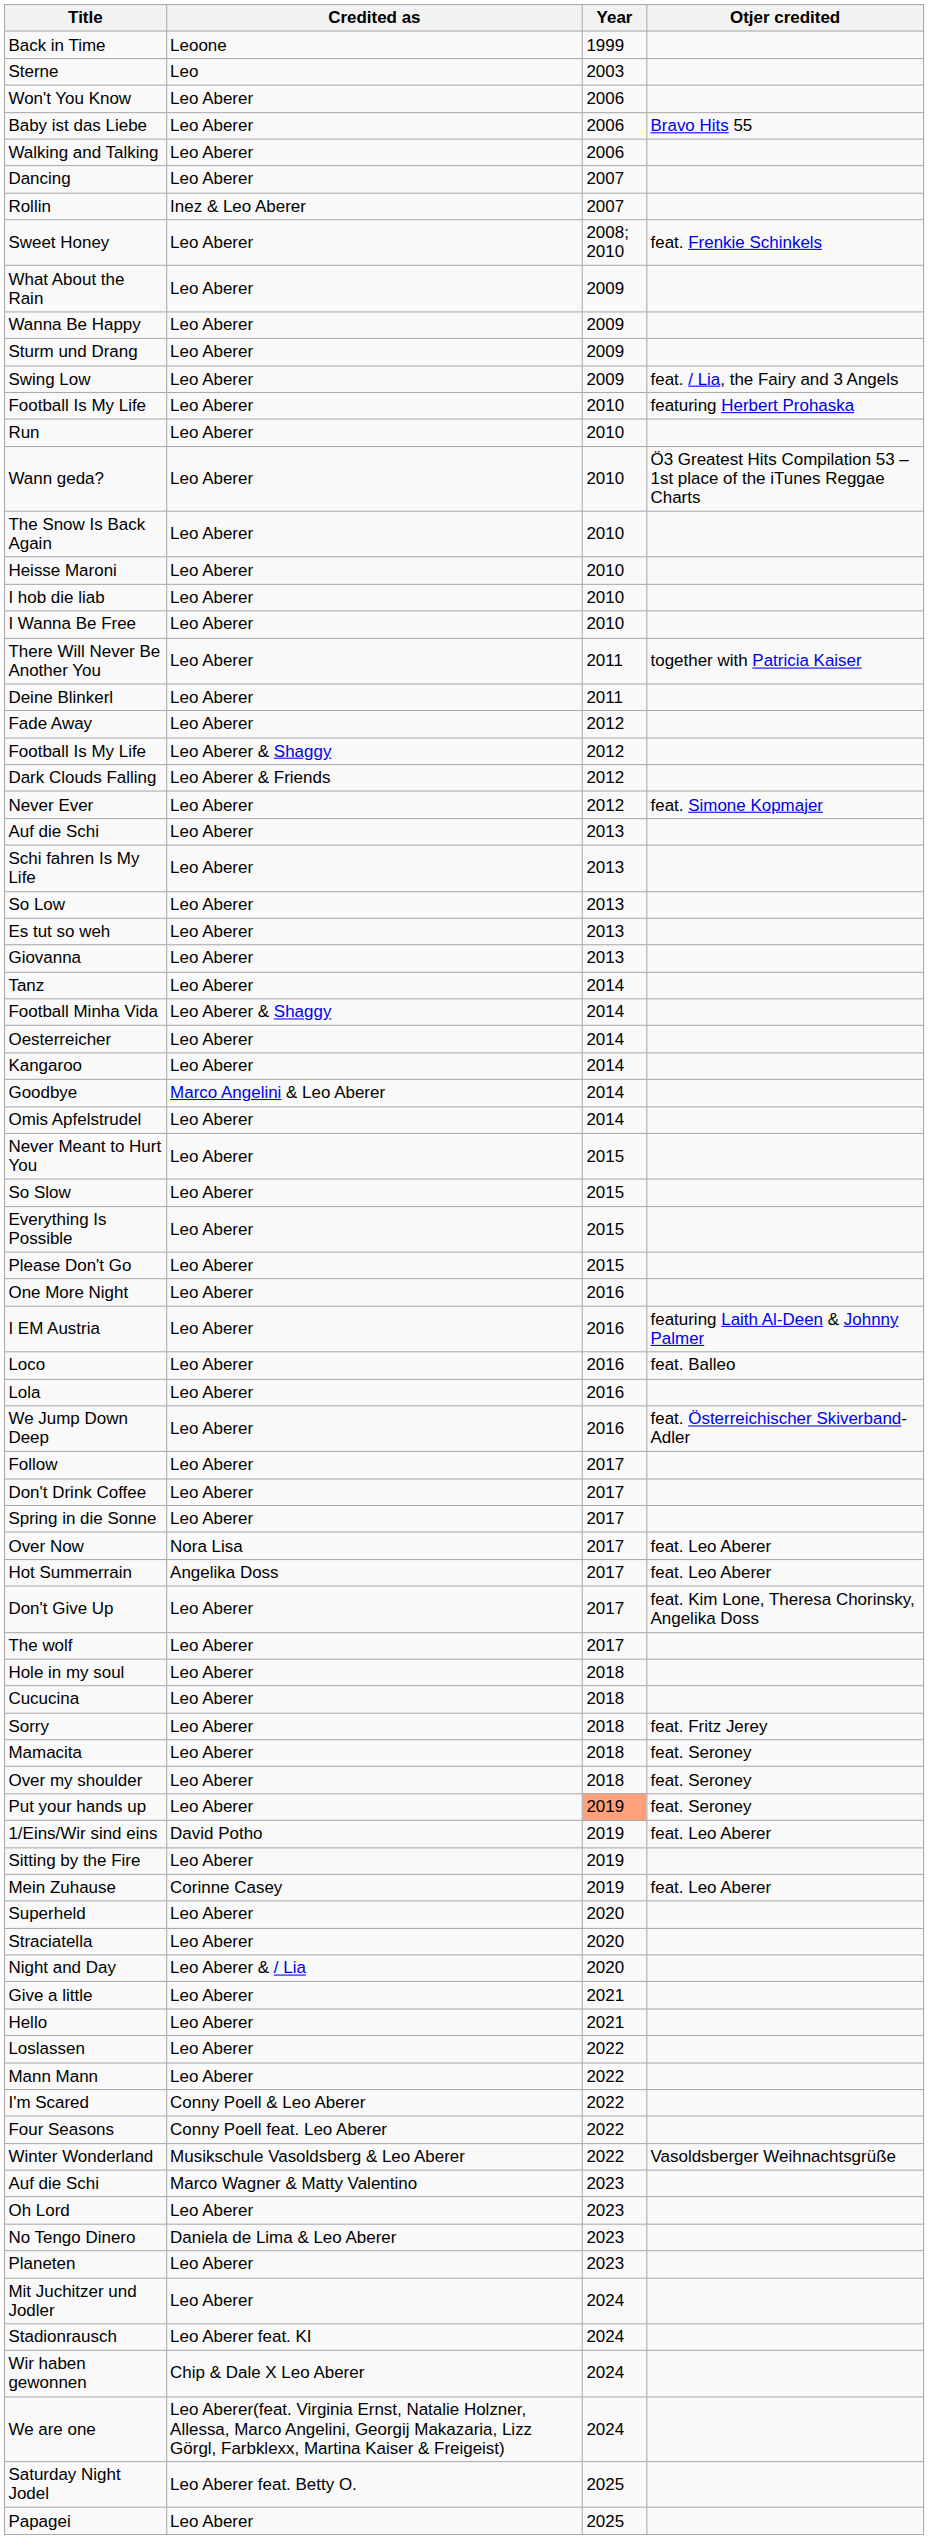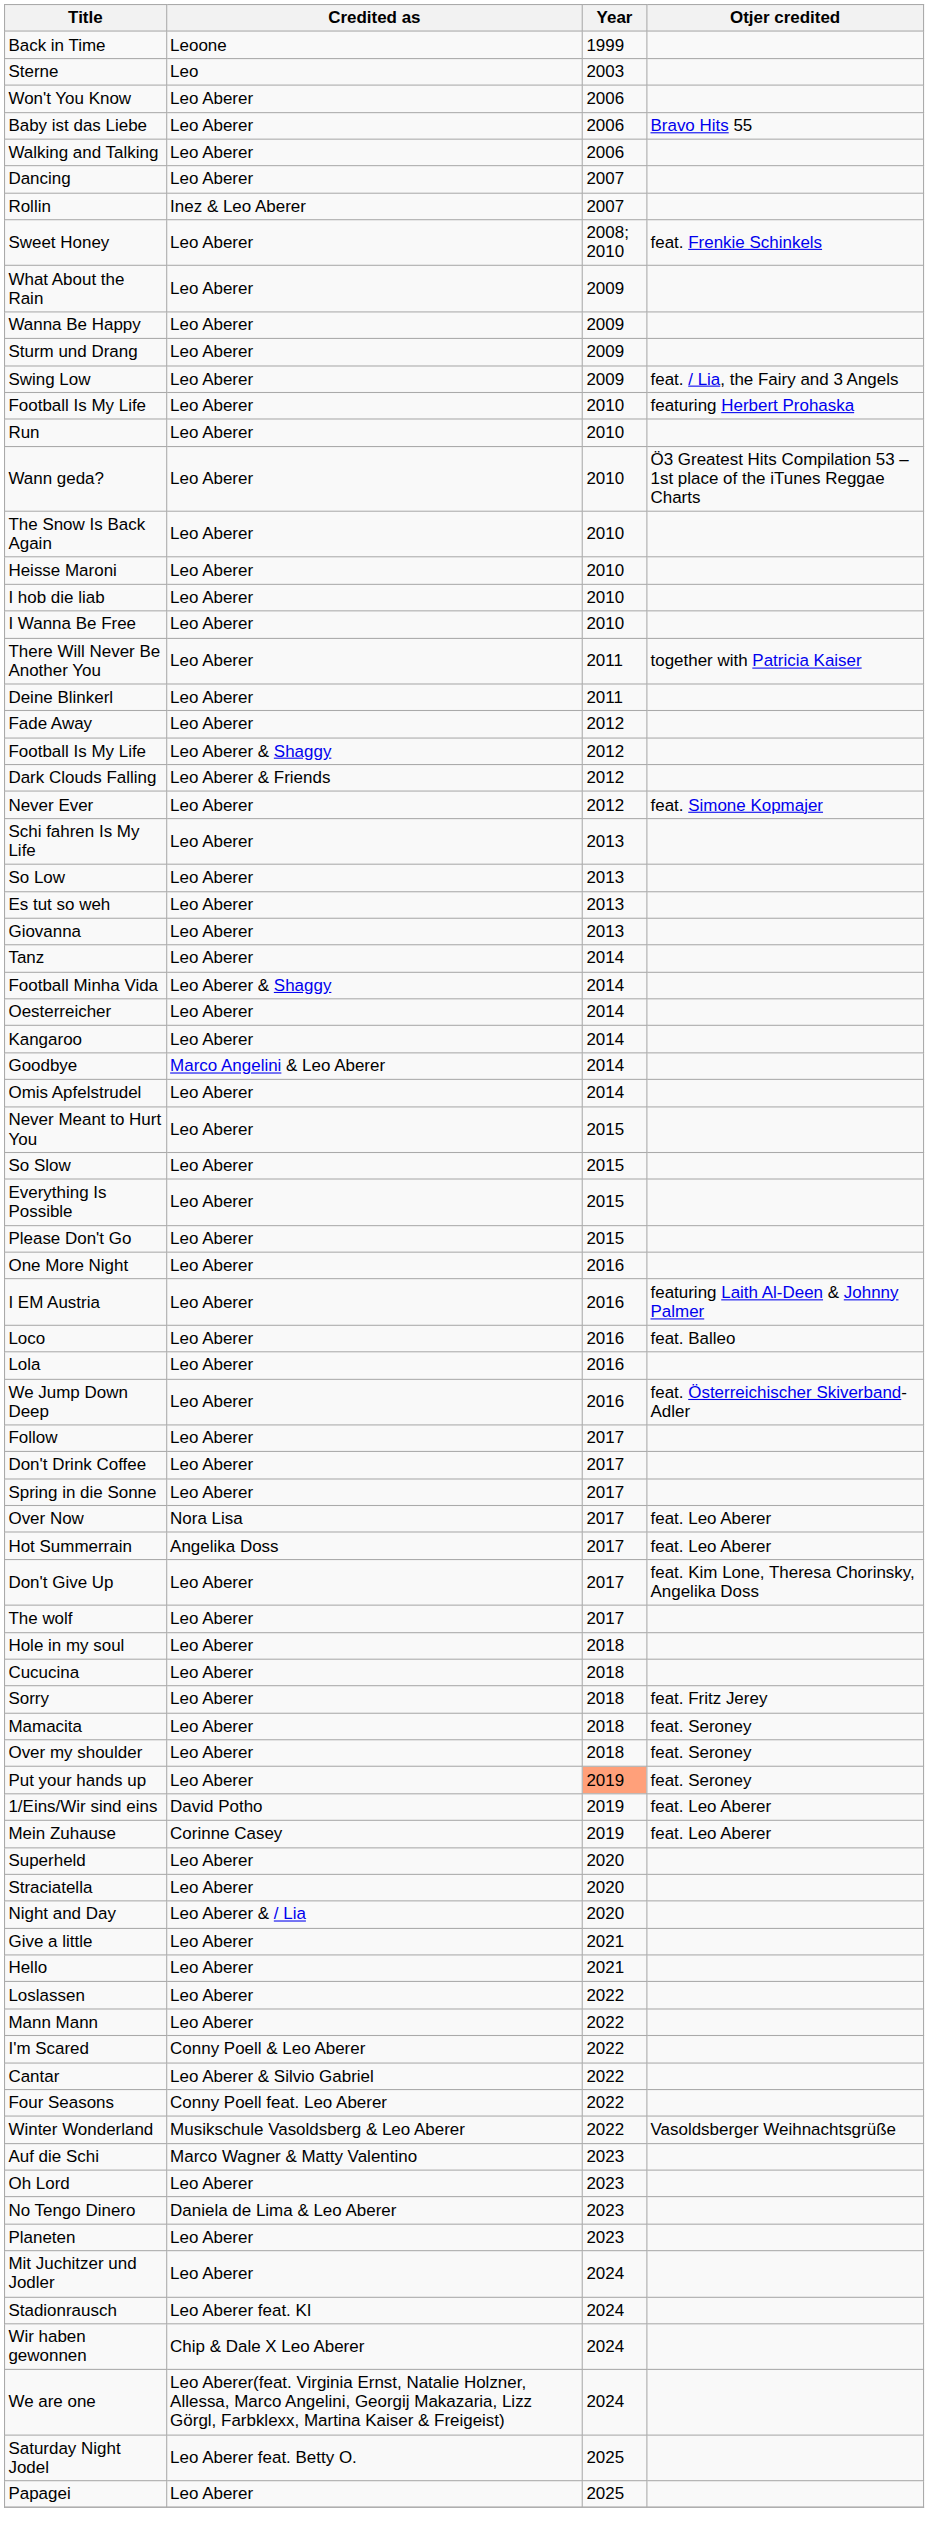- row: (54, 831)
- row: (74, 1860)
+ row: (34, 2075)
